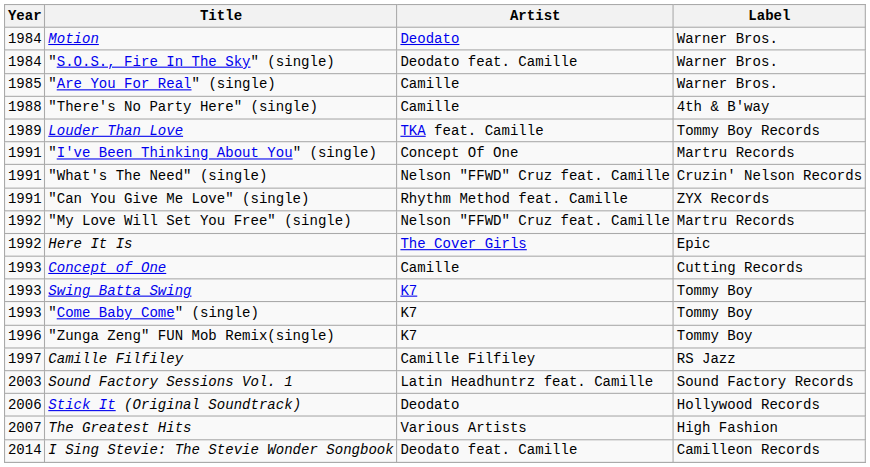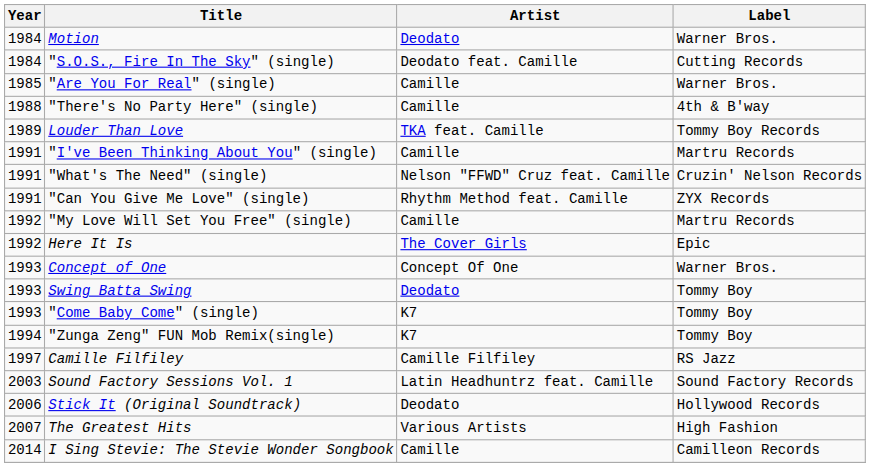(727, 62) Warner Bros. -> (740, 62) Cutting Records
(459, 153) Concept Of One -> (430, 153) Camille
(535, 222) Nelson "FFWD" Cruz feat. Camille -> (430, 222) Camille
(430, 268) Camille -> (459, 268) Concept Of One
(740, 268) Cutting Records -> (727, 268) Warner Bros.
(409, 291) K7 -> (430, 291) Deodato
(25, 336) 1996 -> (25, 336) 1994
(489, 451) Deodato feat. Camille -> (430, 451) Camille
